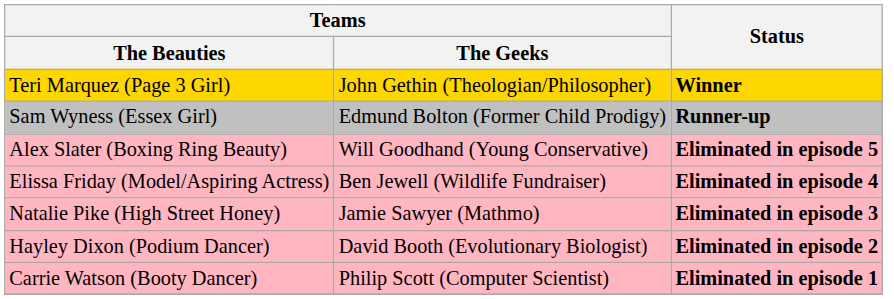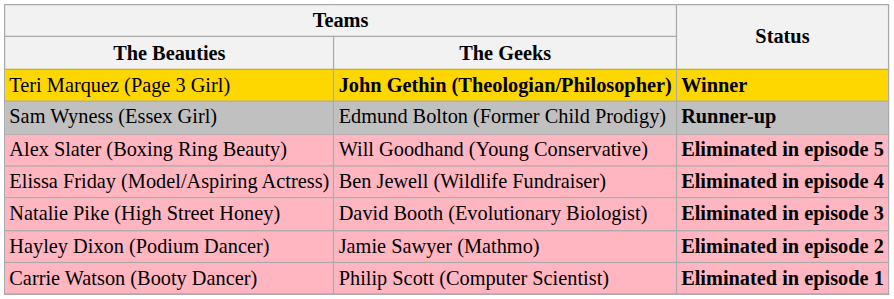(495, 85) normal -> (505, 85) bold
(439, 213) Jamie Sawyer (Mathmo) -> (493, 213) David Booth (Evolutionary Biologist)
(493, 246) David Booth (Evolutionary Biologist) -> (439, 246) Jamie Sawyer (Mathmo)
